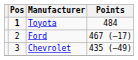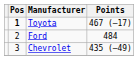(110, 24) 484 -> (110, 24) 467 (–17)
(110, 37) 467 (–17) -> (110, 37) 484
